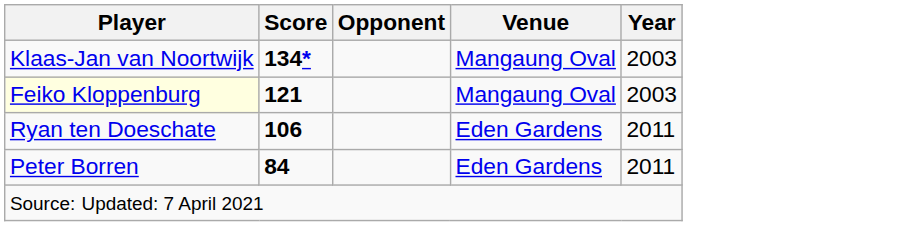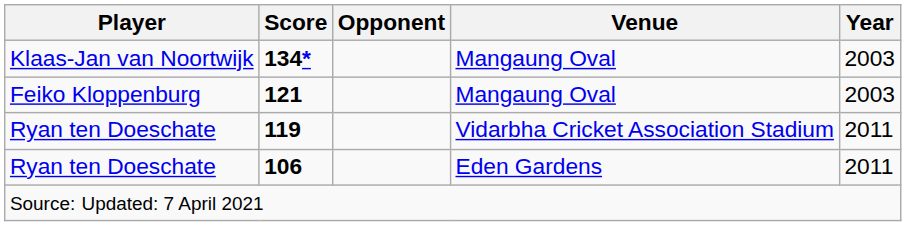(105, 94) lightyellow background -> (105, 94) no background
+ row: (282, 130)
- row: (277, 166)
